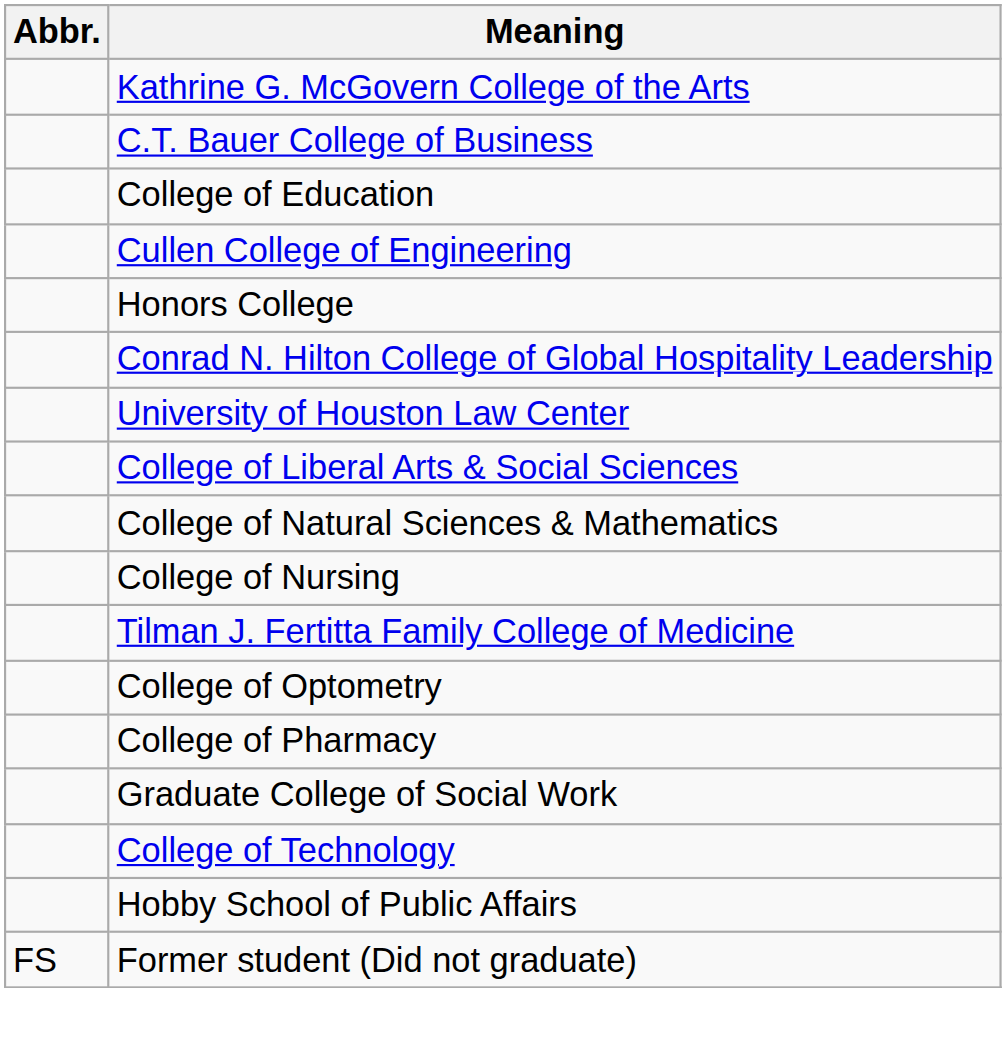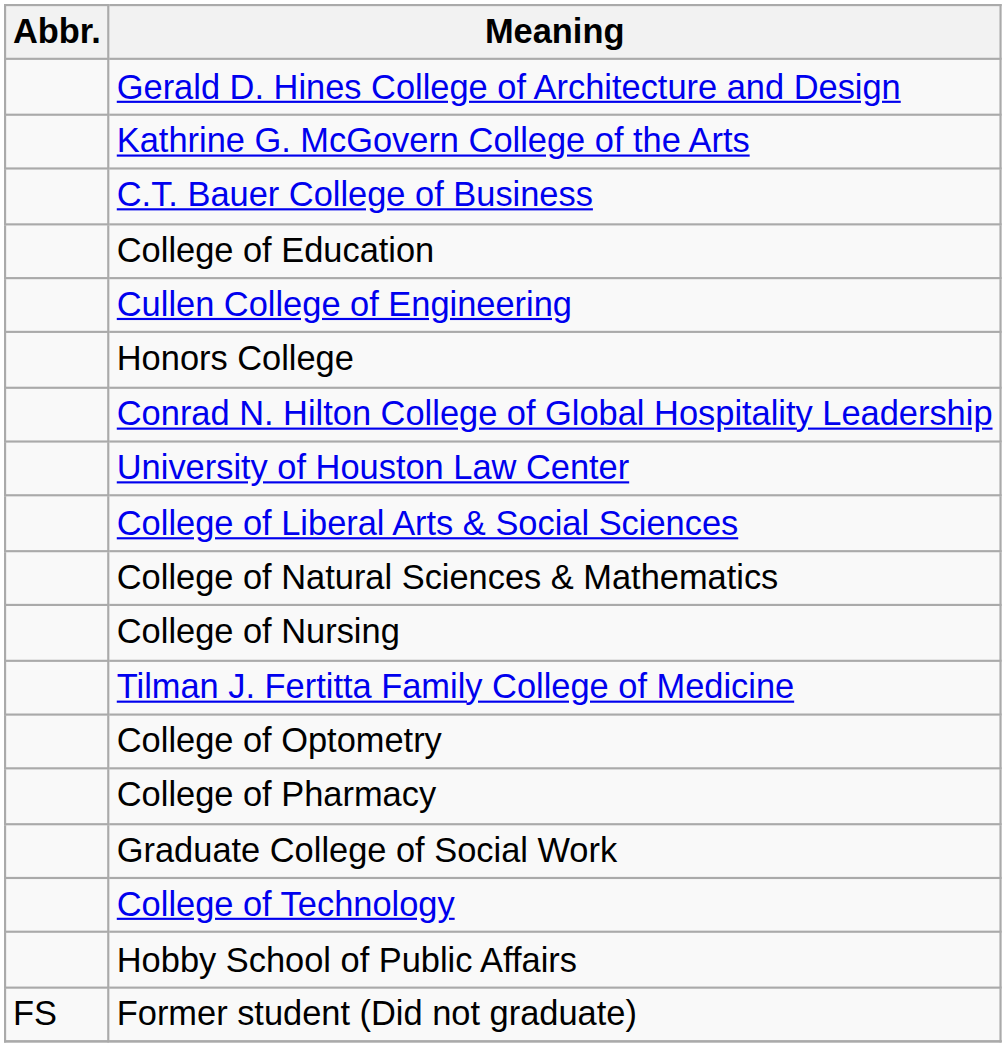+ row: (509, 86)
